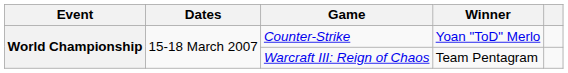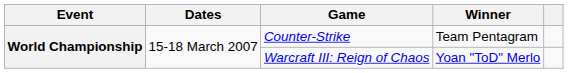(488, 36) Yoan "ToD" Merlo -> (487, 36) Team Pentagram
(487, 57) Team Pentagram -> (488, 57) Yoan "ToD" Merlo
